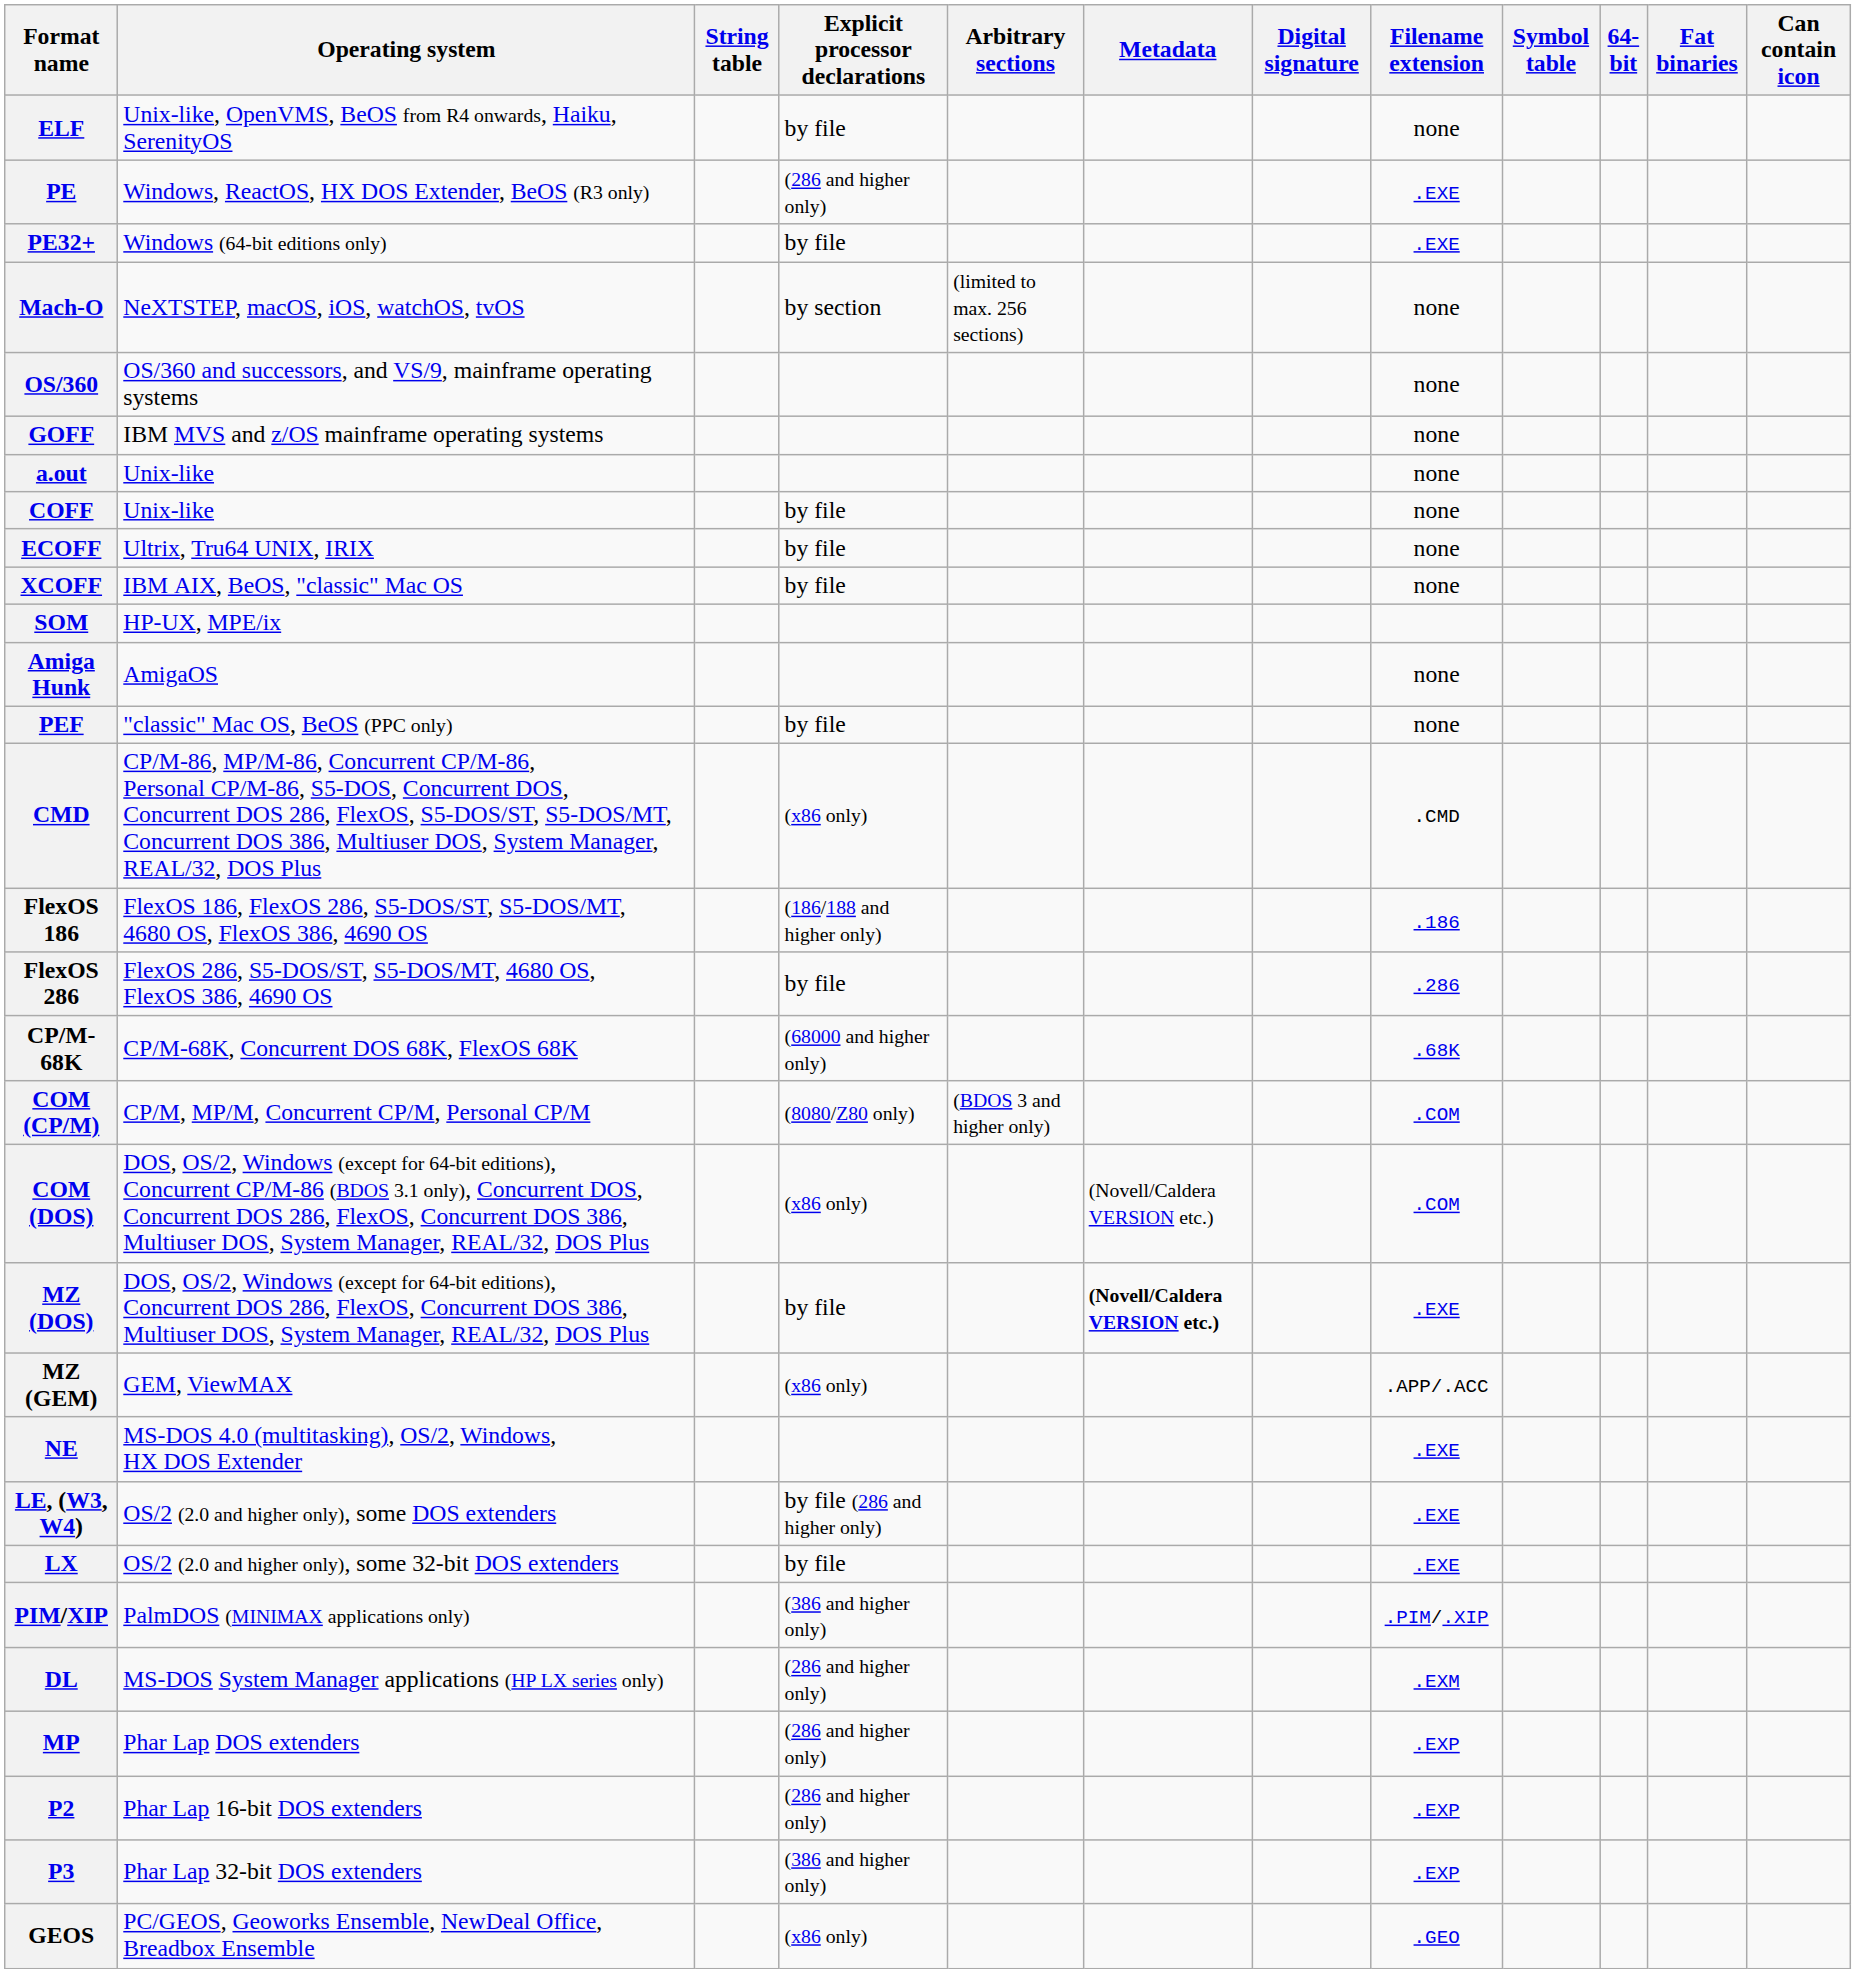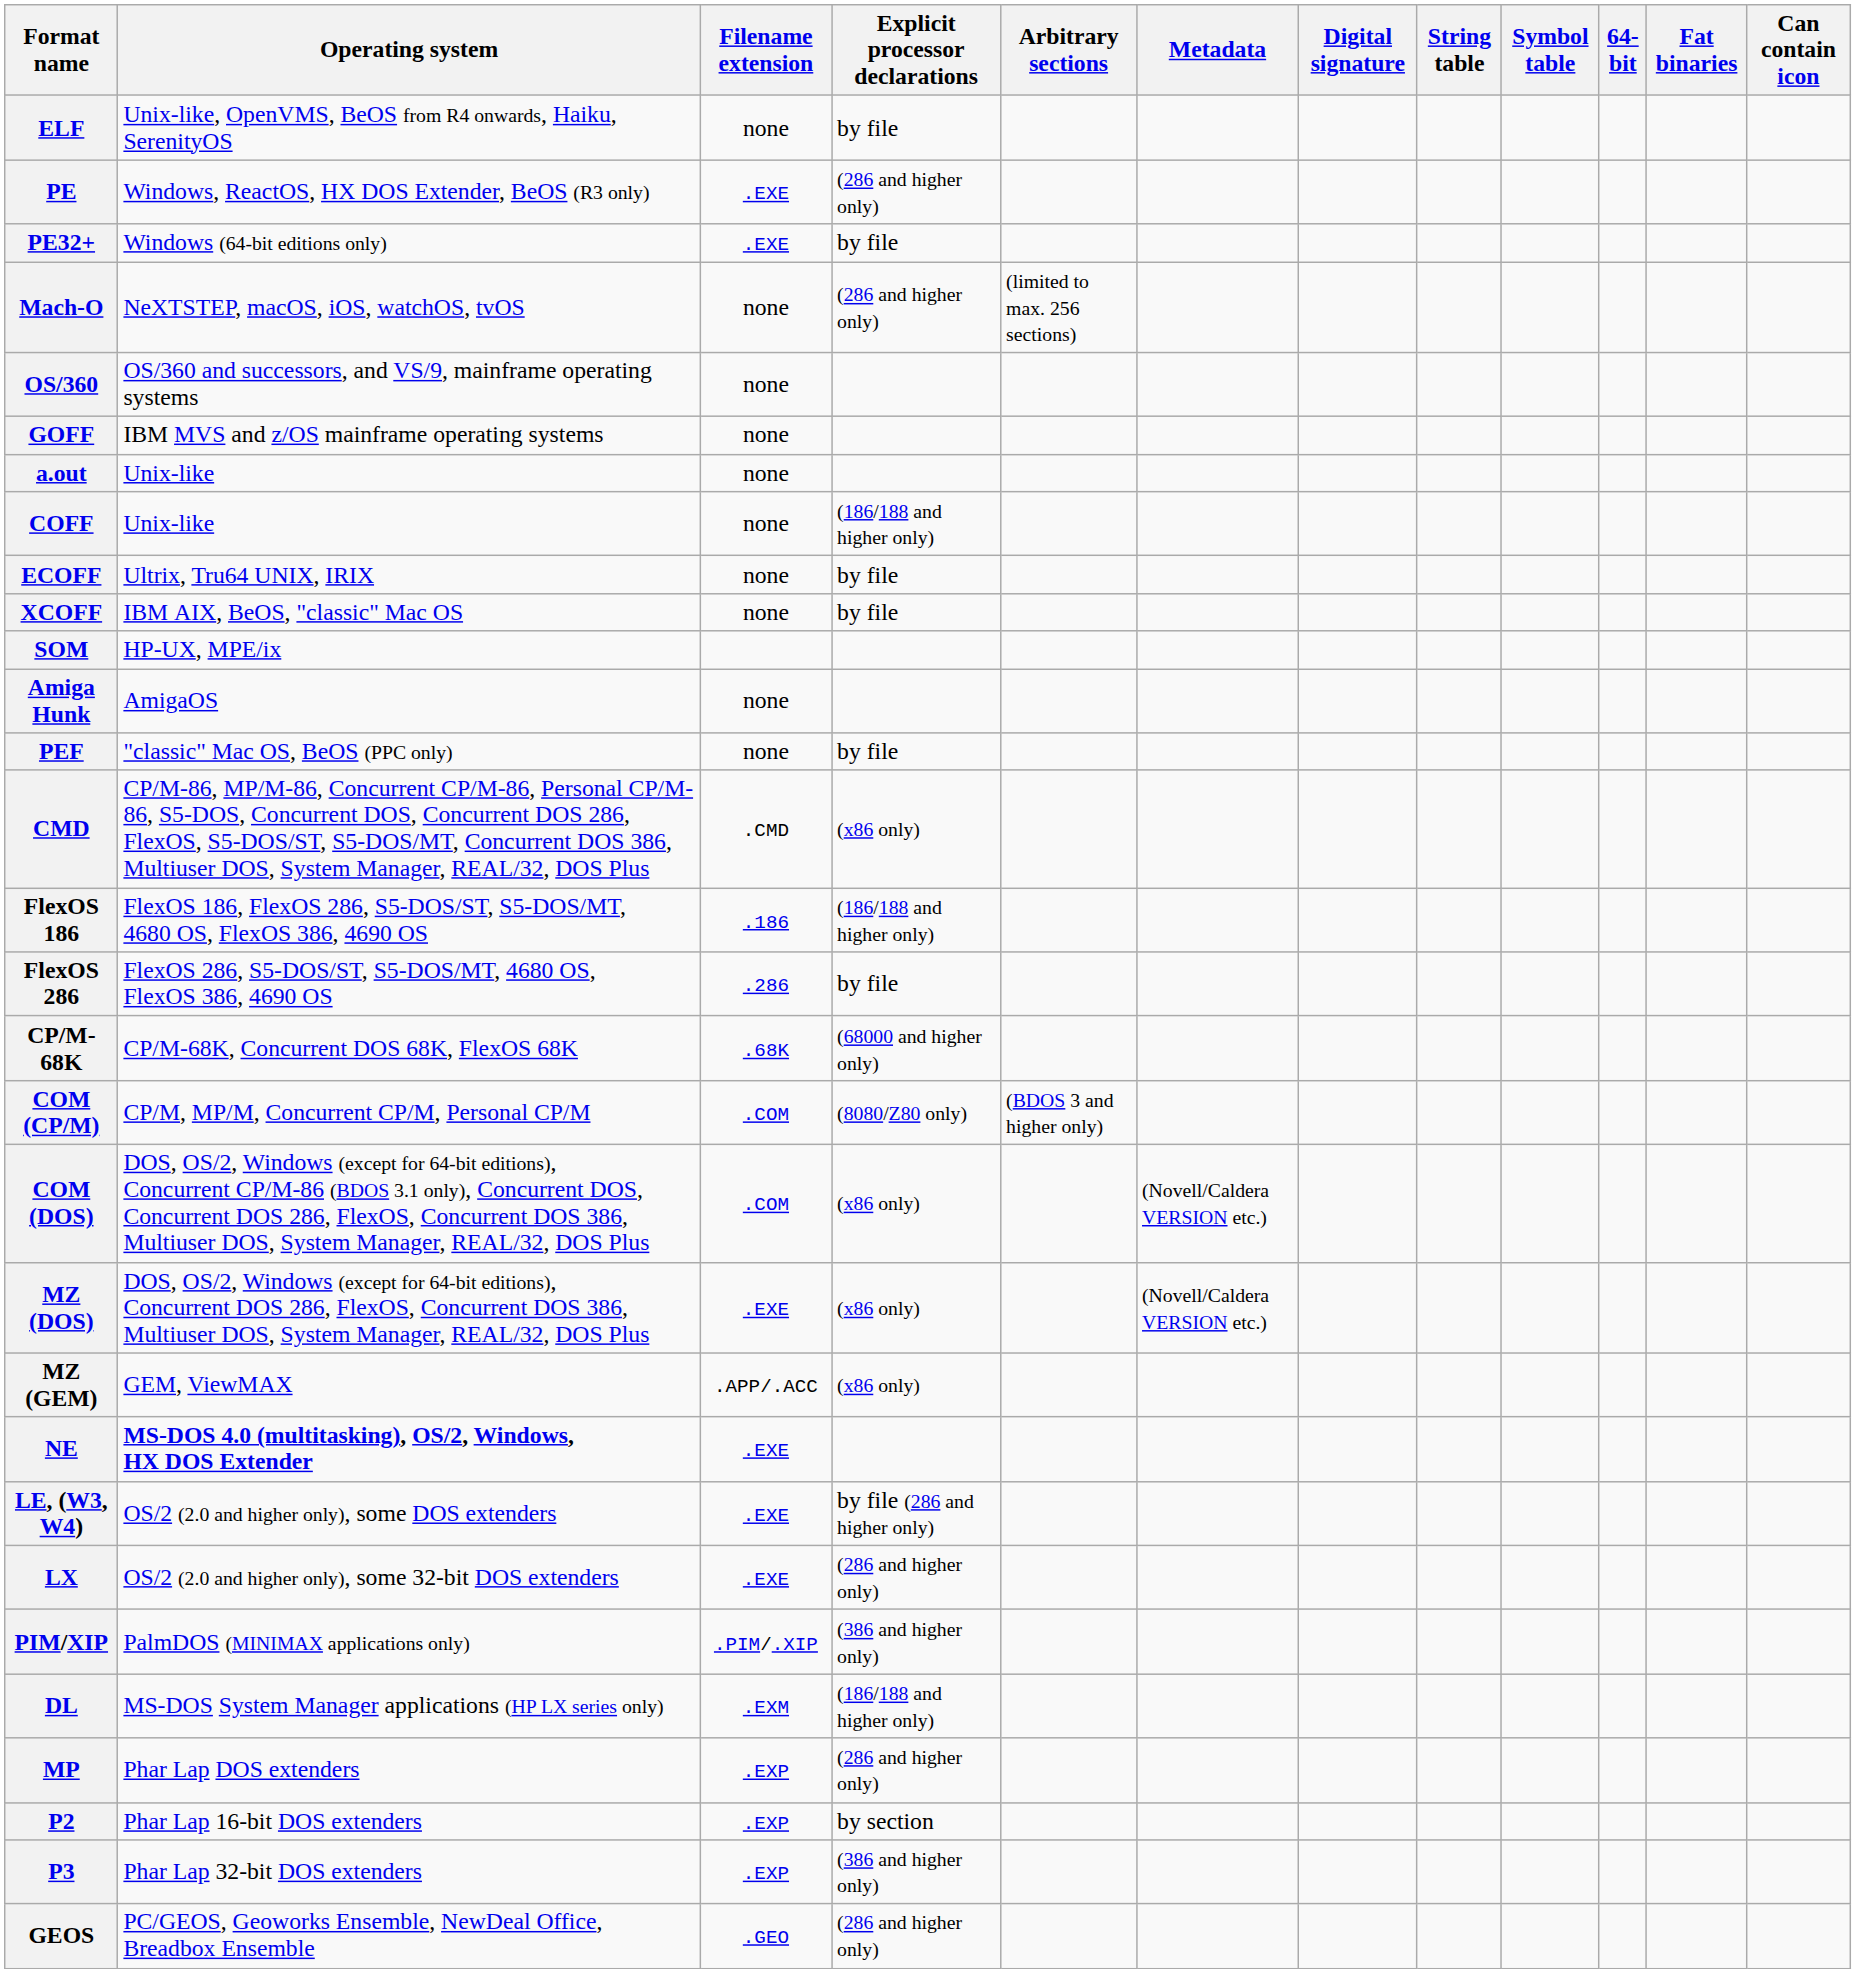columns swapped: (1437, 49) <-> (737, 49)
(833, 306) by section -> (900, 308) (286 and higher only)
(815, 510) by file -> (889, 524) (186/188 and higher only)
(815, 1307) by file -> (878, 1308) (x86 only)
(1156, 1307) bold -> (1206, 1308) normal
(340, 1448) normal -> (349, 1448) bold
(815, 1563) by file -> (900, 1578) (286 and higher only)
(847, 1680) (286 and higher only) -> (889, 1707) (186/188 and higher only)
(847, 1808) (286 and higher only) -> (885, 1820) by section
(826, 1937) (x86 only) -> (900, 1937) (286 and higher only)
